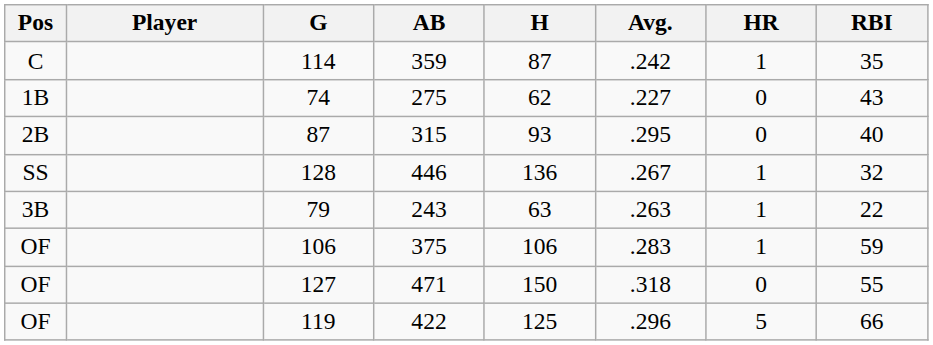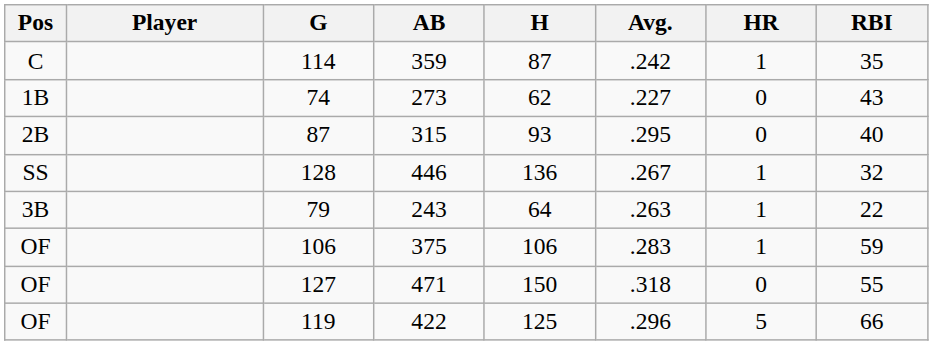(429, 97) 275 -> (429, 97) 273
(540, 209) 63 -> (540, 209) 64
